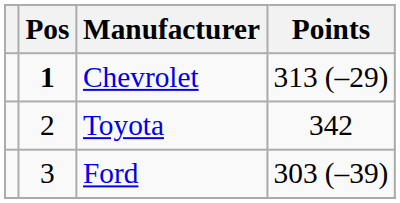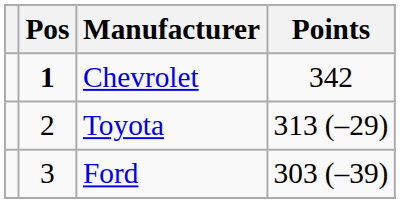(331, 77) 313 (–29) -> (331, 77) 342
(331, 125) 342 -> (331, 125) 313 (–29)
